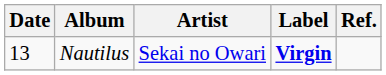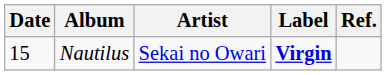(20, 53) 13 -> (20, 53) 15
